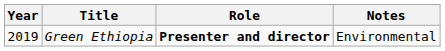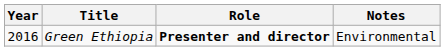(23, 36) 2019 -> (23, 36) 2016
